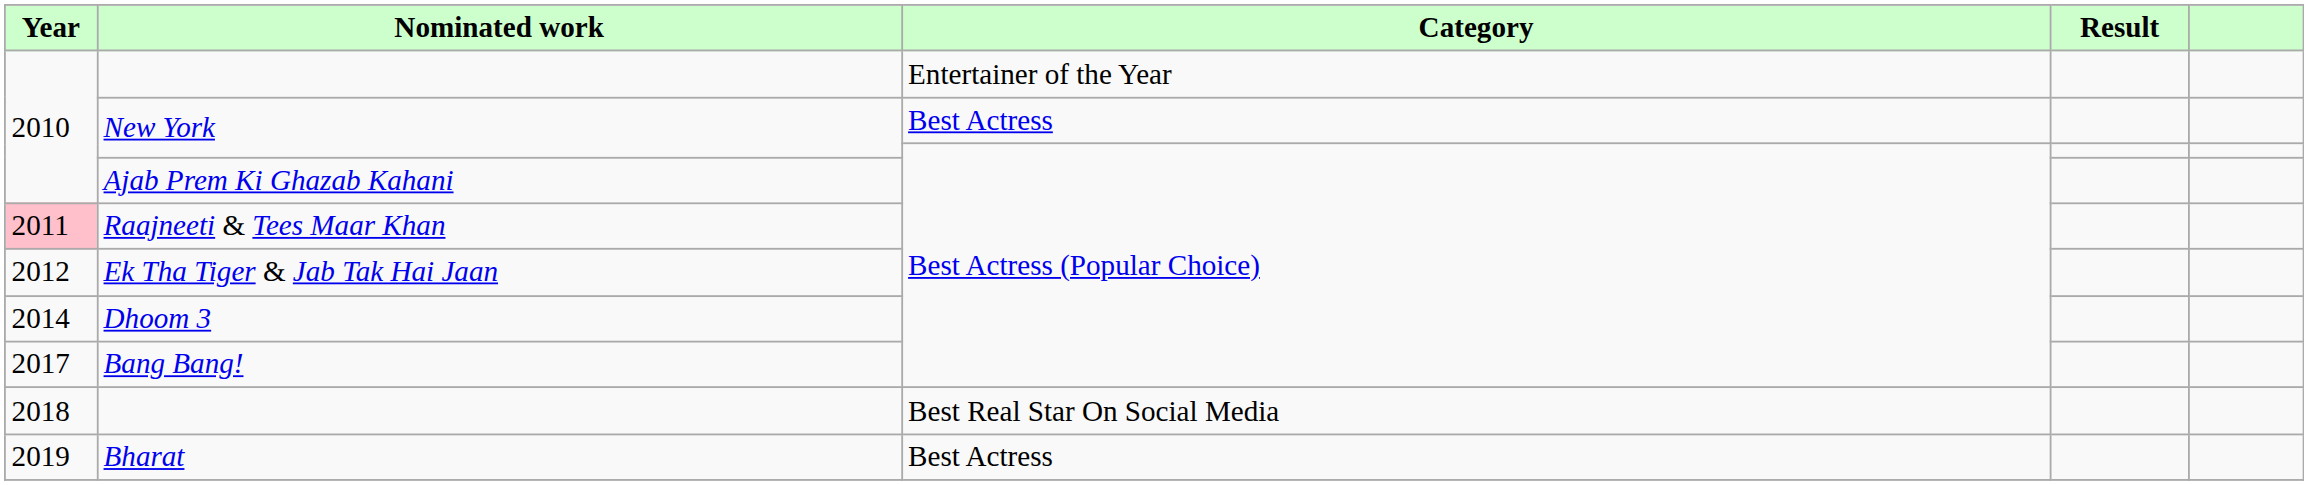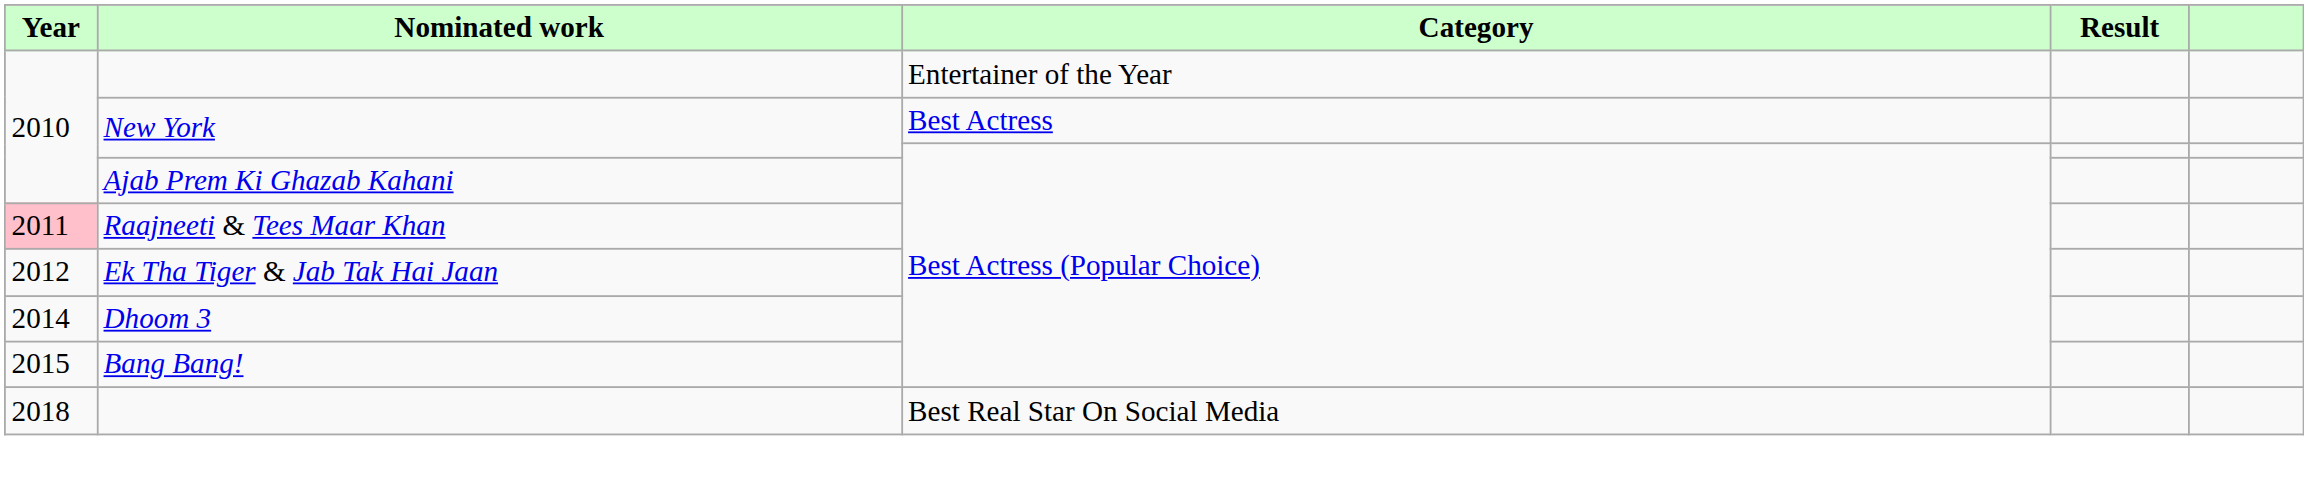(41, 364) 2017 -> (41, 364) 2015
- row: (144, 456)
